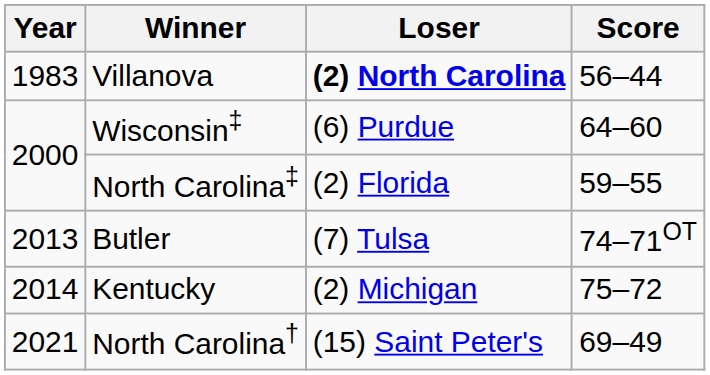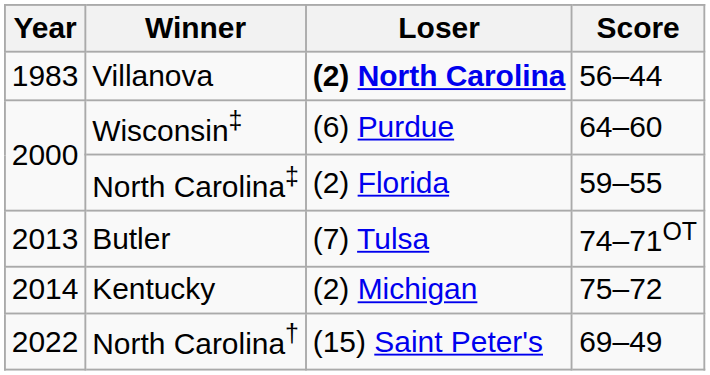(45, 341) 2021 -> (45, 341) 2022
